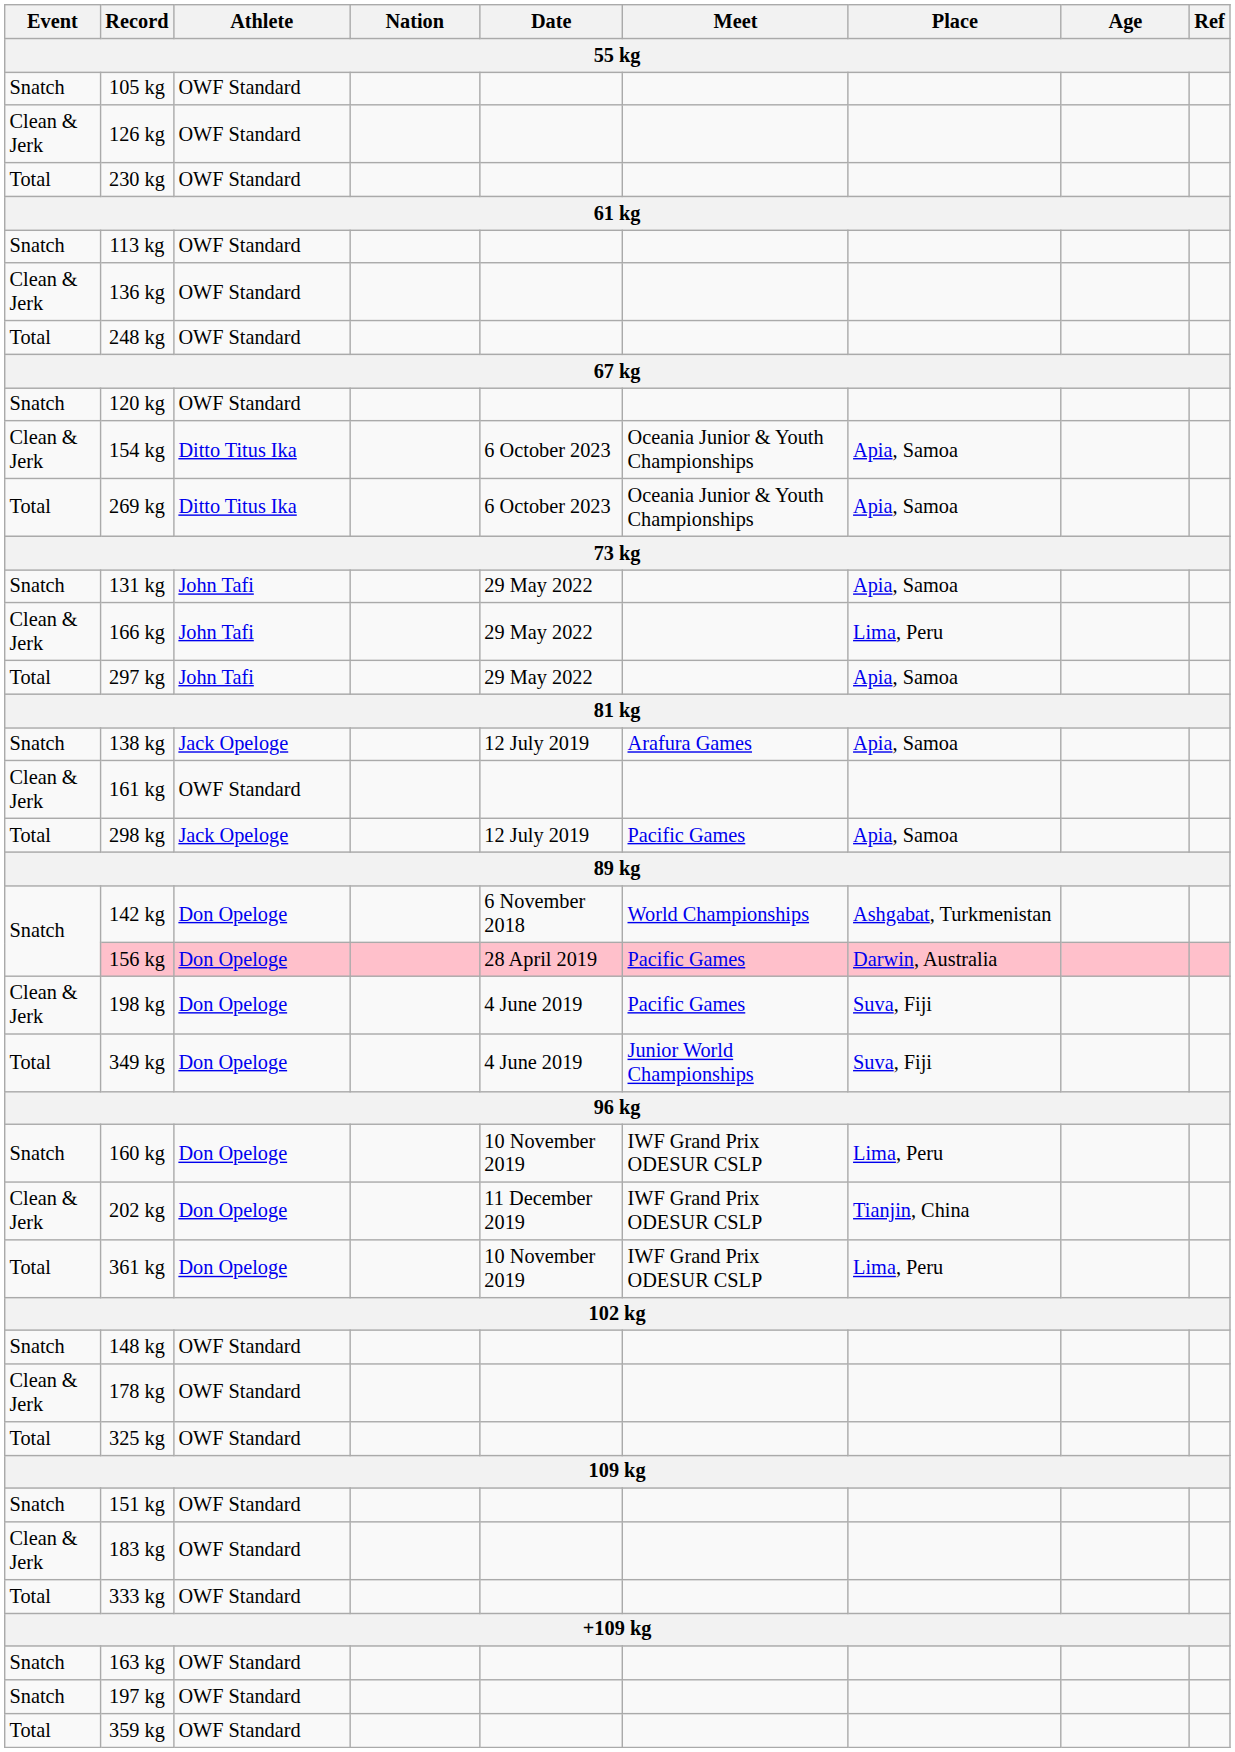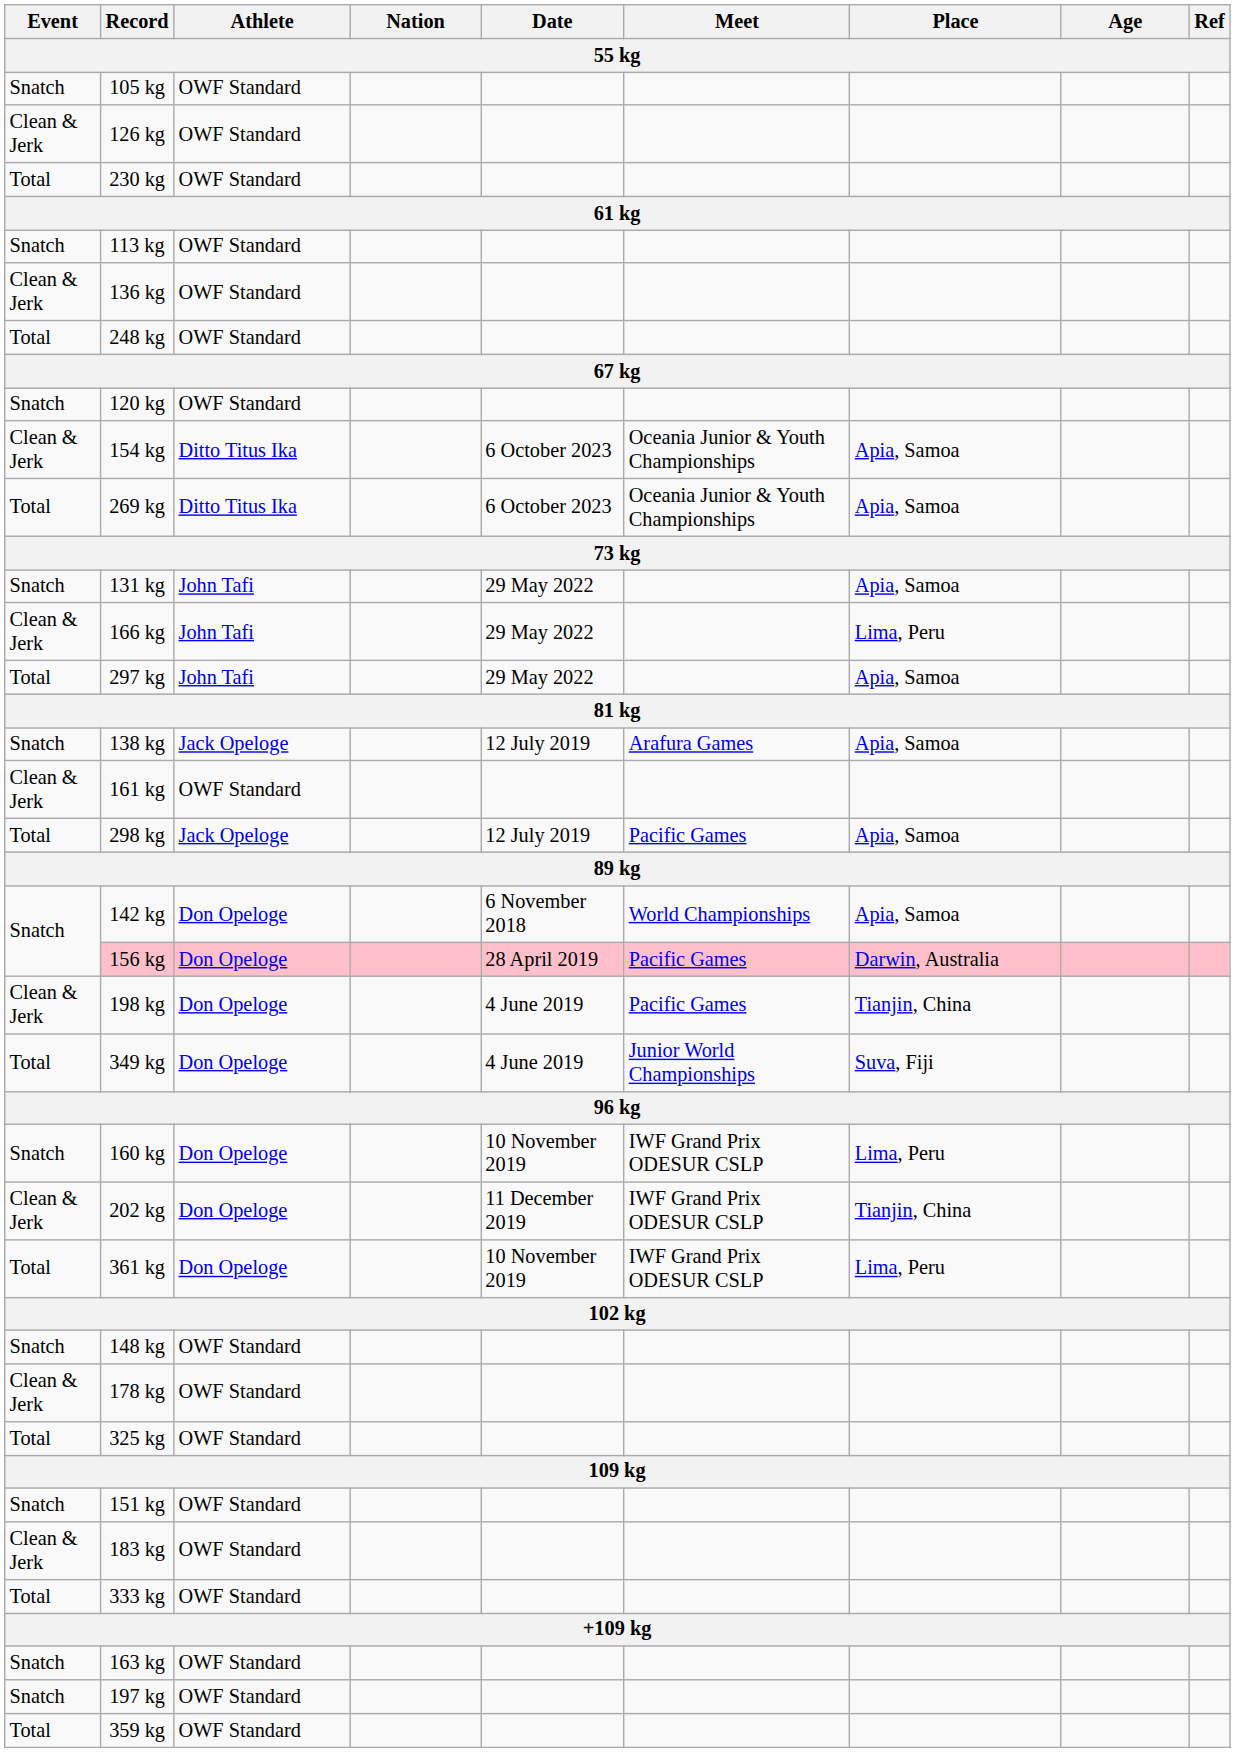(952, 914) Ashgabat, Turkmenistan -> (907, 914) Apia, Samoa
(893, 1005) Suva, Fiji -> (913, 1005) Tianjin, China
